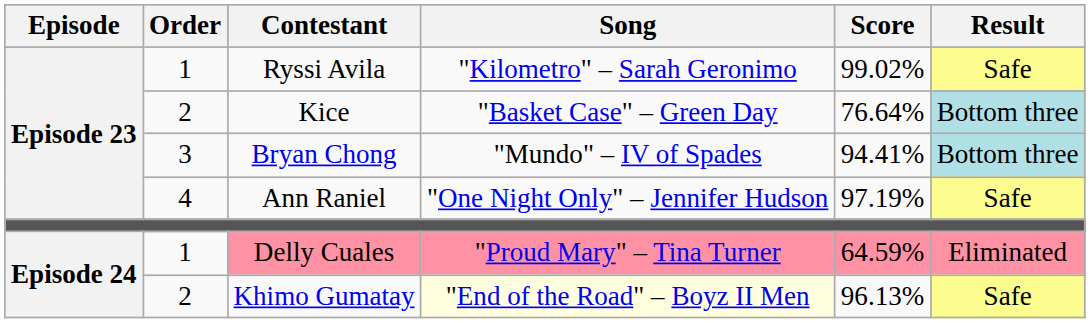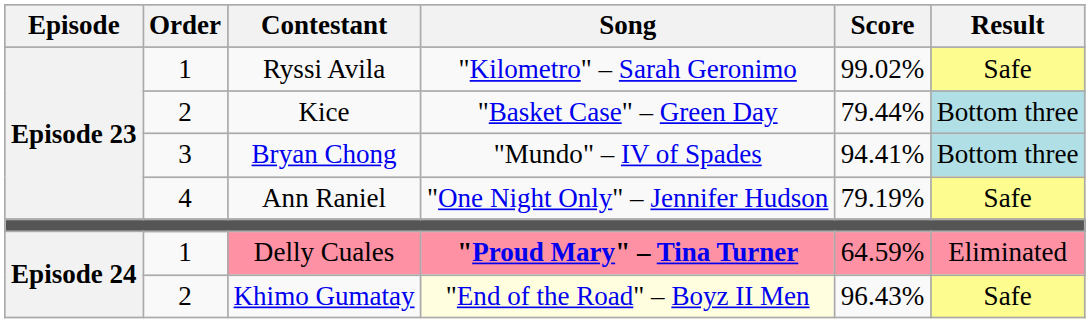(883, 111) 76.64% -> (883, 111) 79.44%
(883, 197) 97.19% -> (883, 197) 79.19%
(628, 252) normal -> (628, 252) bold
(883, 295) 96.13% -> (883, 295) 96.43%
